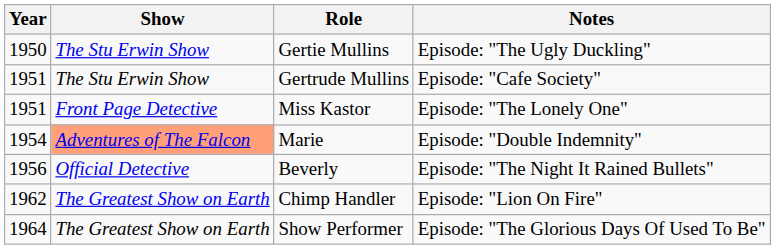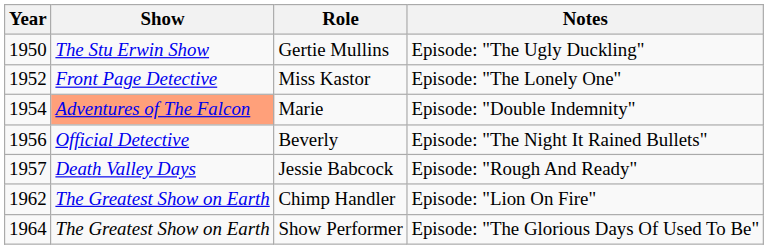- row: (344, 79)
(28, 109) 1951 -> (28, 79) 1952
+ row: (336, 169)
